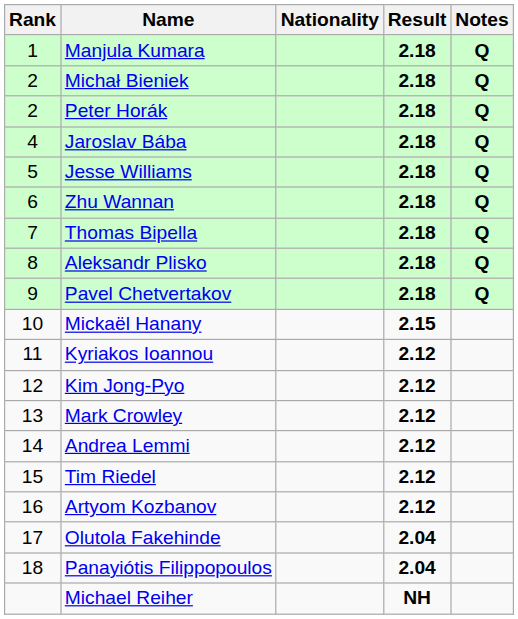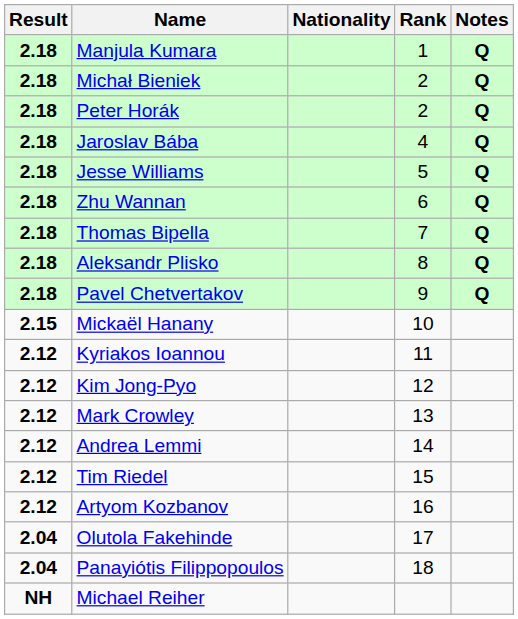columns swapped: (33, 19) <-> (417, 19)
